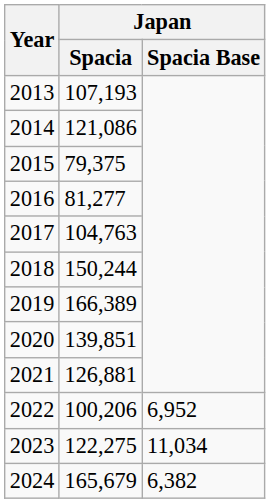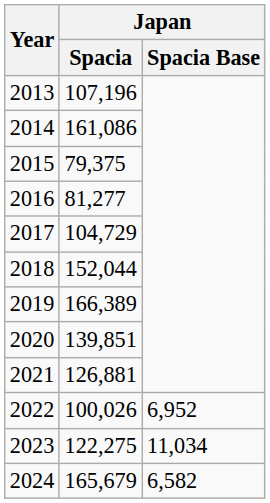(101, 92) 107,193 -> (101, 92) 107,196
(101, 127) 121,086 -> (101, 127) 161,086
(101, 233) 104,763 -> (101, 233) 104,729
(101, 269) 150,244 -> (101, 269) 152,044
(101, 410) 100,206 -> (101, 410) 100,026
(172, 480) 6,382 -> (172, 480) 6,582
